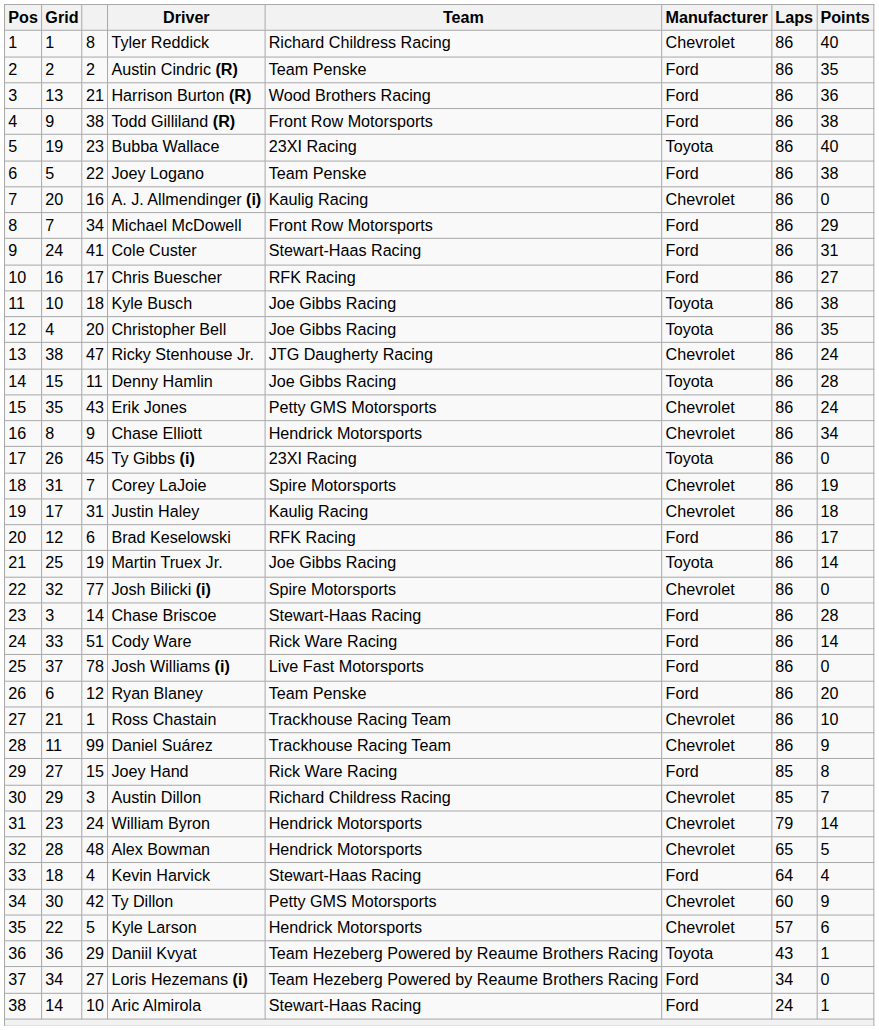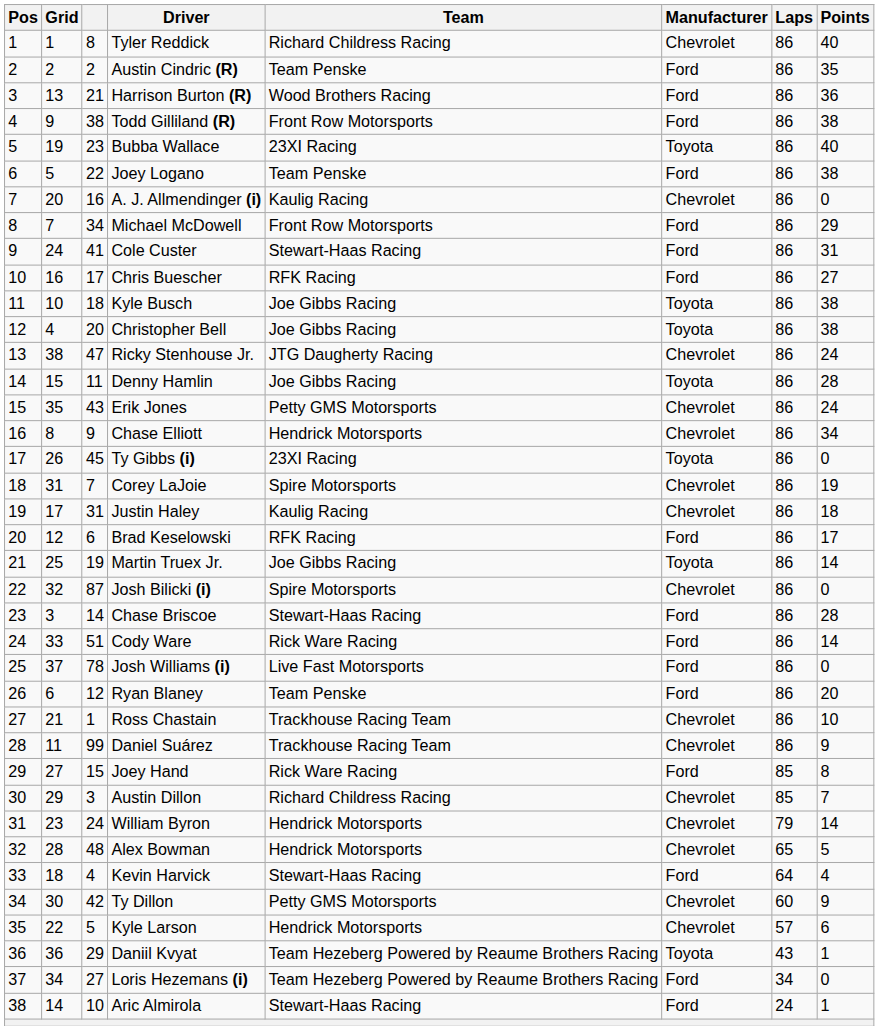(829, 329) 35 -> (829, 329) 38
(95, 589) 77 -> (95, 589) 87
